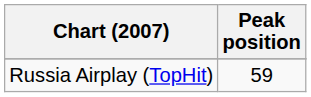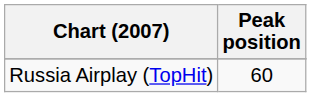(262, 75) 59 -> (262, 75) 60
